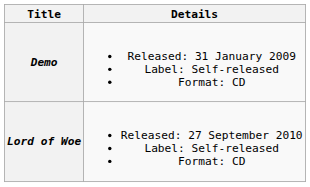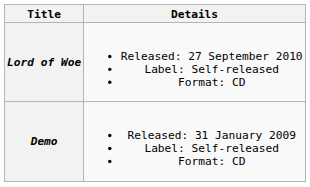rows swapped: (44, 62) <-> (44, 142)
